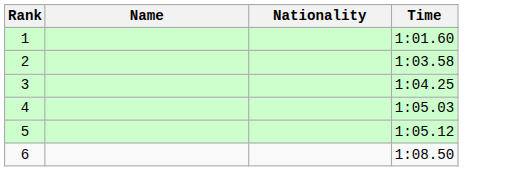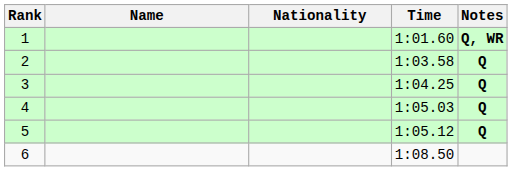+ column: (482, 16)
